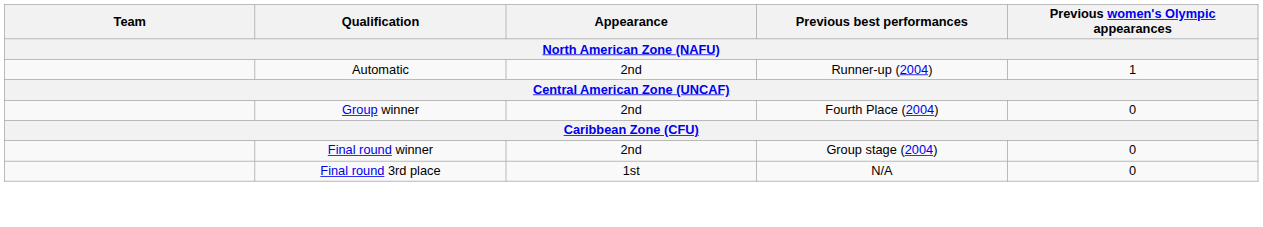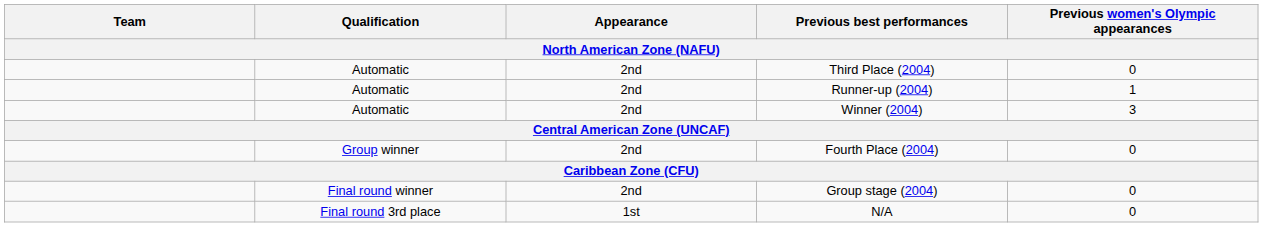+ row: (882, 69)
+ row: (882, 110)
